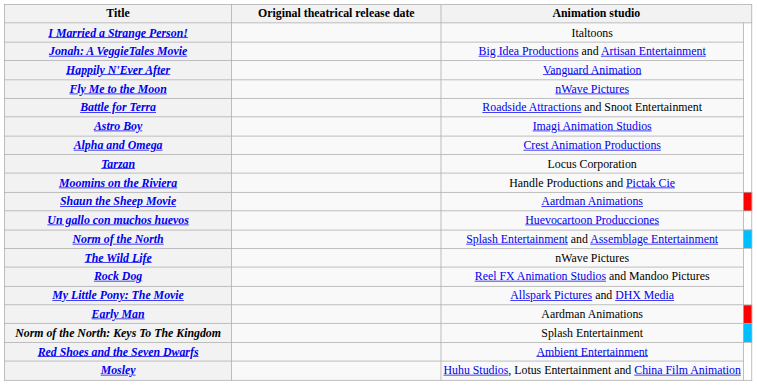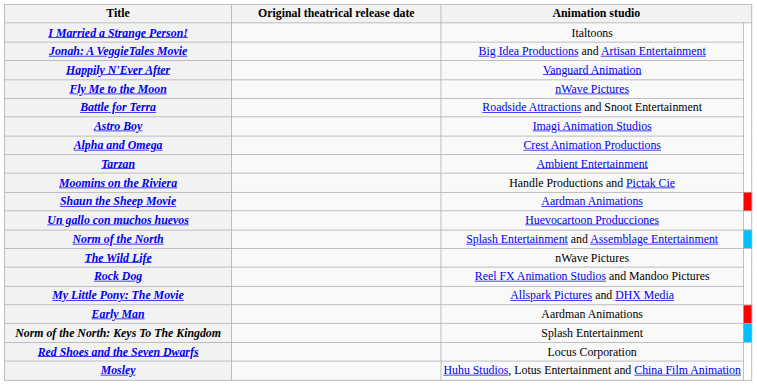(592, 164) Locus Corporation -> (592, 164) Ambient Entertainment
(592, 351) Ambient Entertainment -> (592, 351) Locus Corporation
